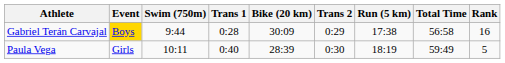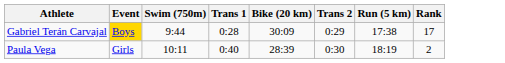- column: (441, 13)
(485, 31) 16 -> (429, 31) 17
(485, 50) 5 -> (429, 50) 2
